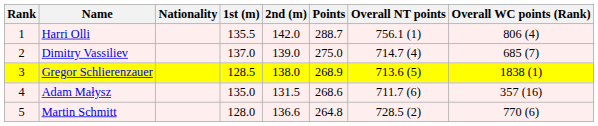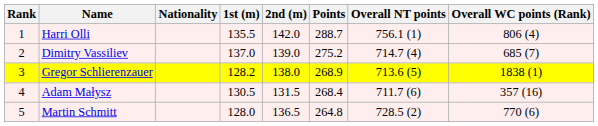(329, 53) 275.0 -> (329, 53) 275.2
(241, 72) 128.5 -> (241, 72) 128.2
(241, 92) 135.0 -> (241, 92) 130.5
(329, 92) 268.6 -> (329, 92) 268.4
(286, 111) 136.6 -> (286, 111) 136.5
